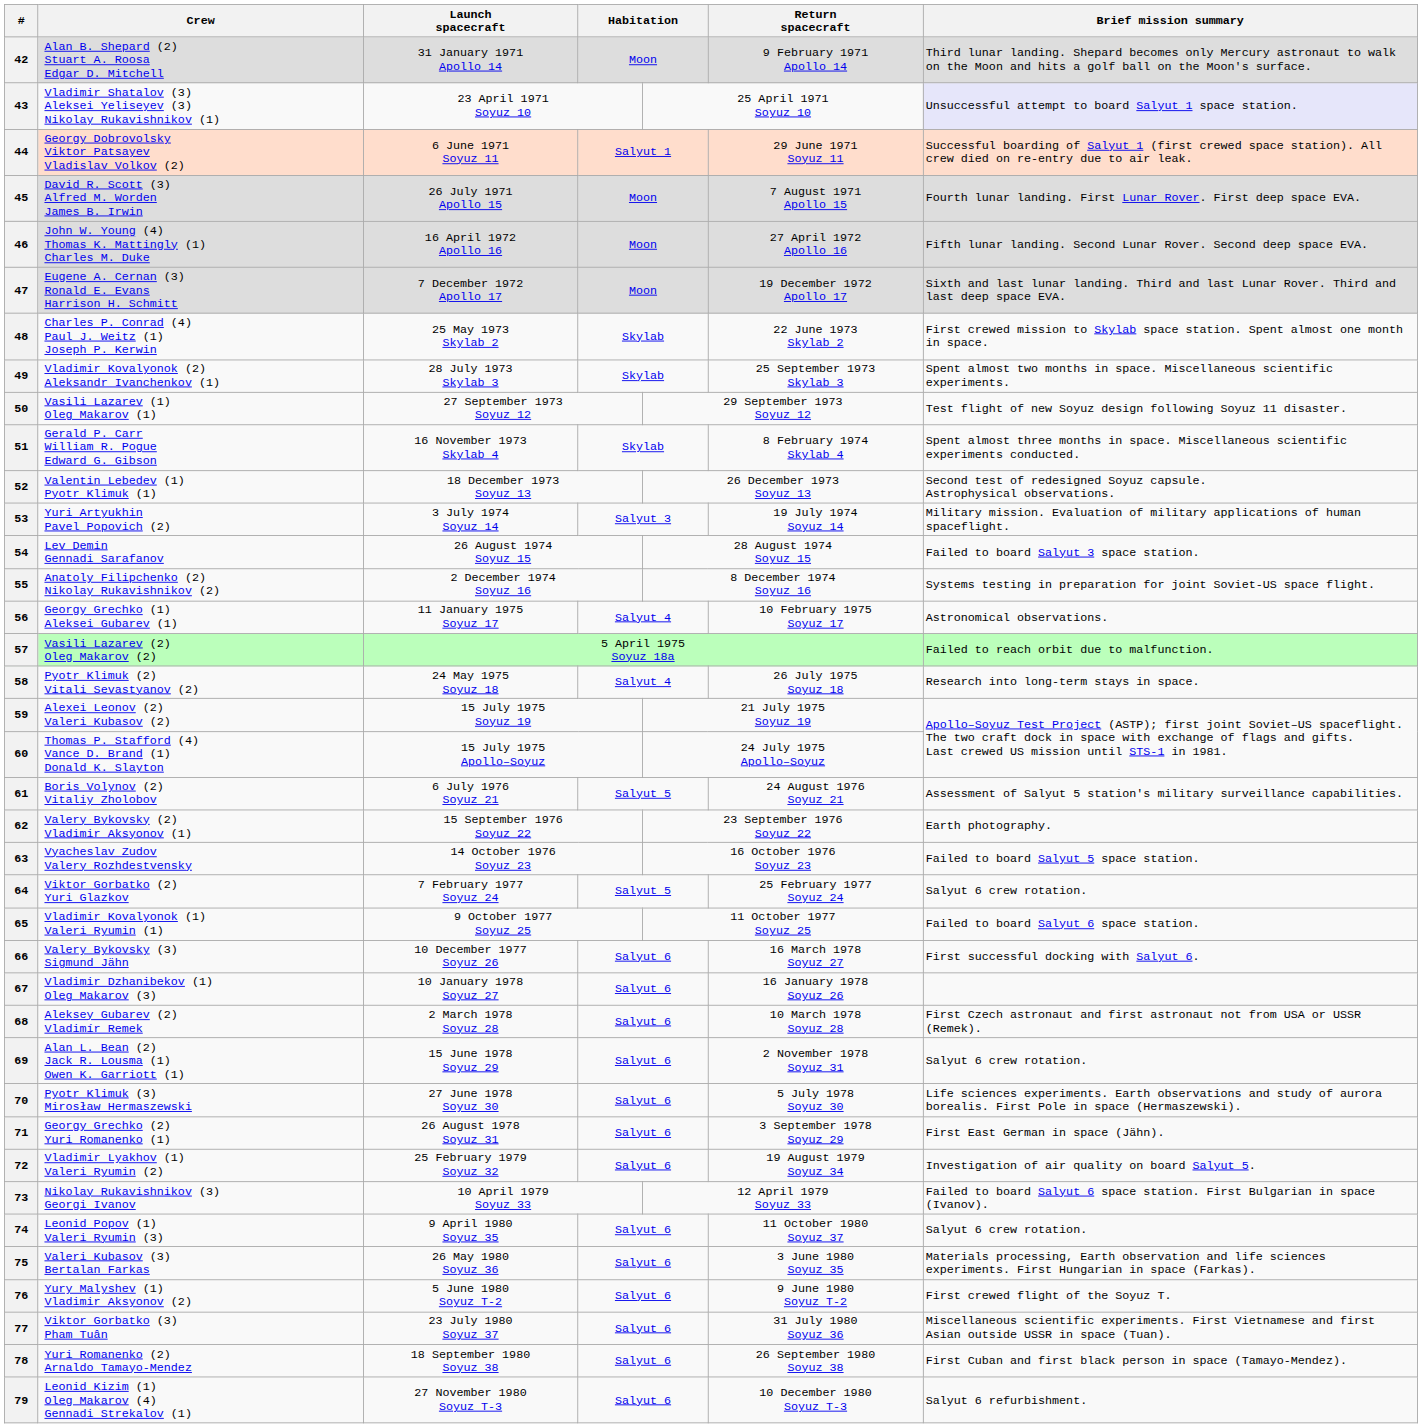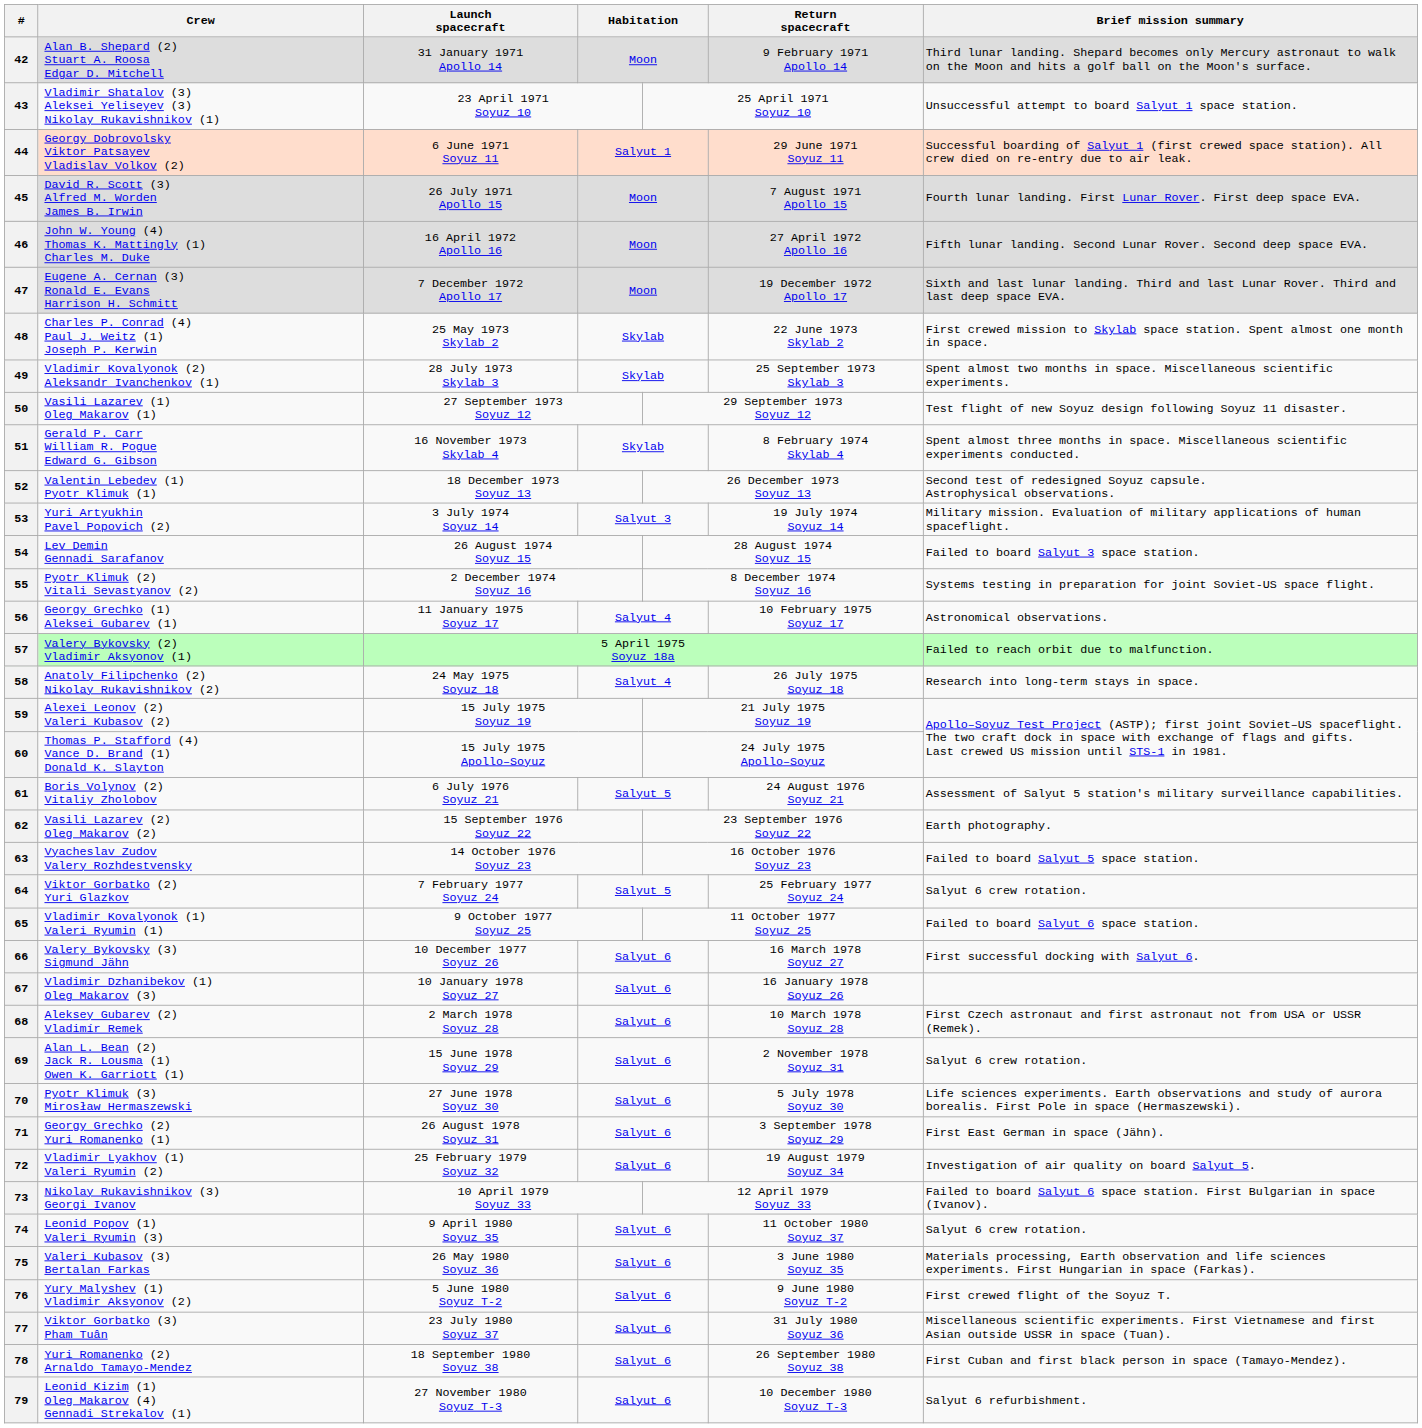(1112, 106) lavender background -> (1112, 106) no background
(132, 585) Anatoly Filipchenko (2) Nikolay Rukavishnikov (2) -> (122, 585) Pyotr Klimuk (2) Vitali Sevastyanov (2)
(108, 650) Vasili Lazarev (2) Oleg Makarov (2) -> (118, 650) Valery Bykovsky (2) Vladimir Aksyonov (1)
(122, 682) Pyotr Klimuk (2) Vitali Sevastyanov (2) -> (132, 682) Anatoly Filipchenko (2) Nikolay Rukavishnikov (2)
(118, 826) Valery Bykovsky (2) Vladimir Aksyonov (1) -> (108, 826) Vasili Lazarev (2) Oleg Makarov (2)
